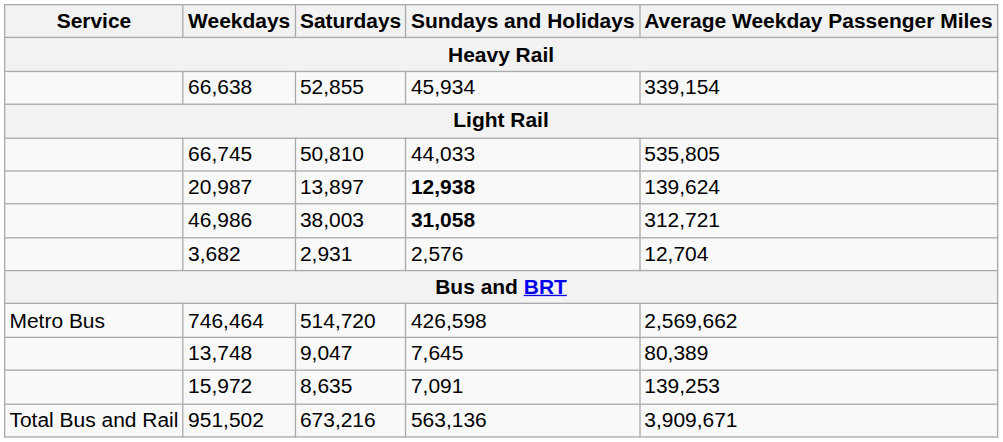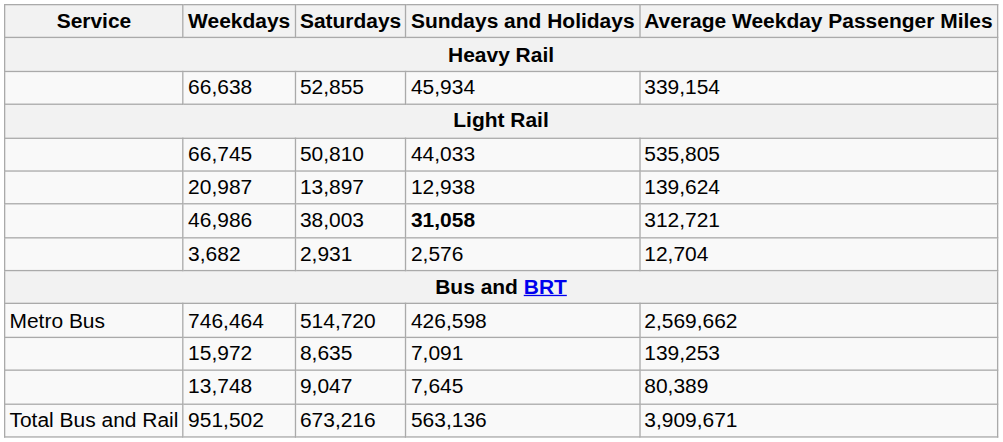(443, 187) bold -> (443, 187) normal
rows swapped: (220, 353) <-> (220, 386)
